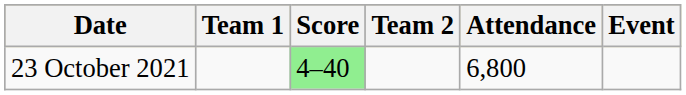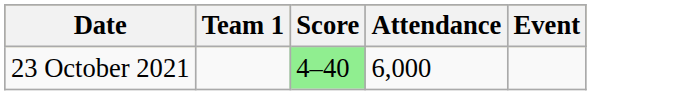- column: (413, 25)
(496, 67) 6,800 -> (401, 67) 6,000
